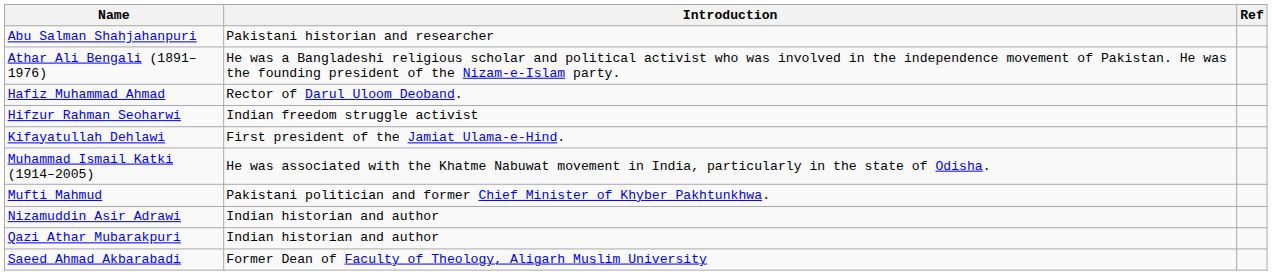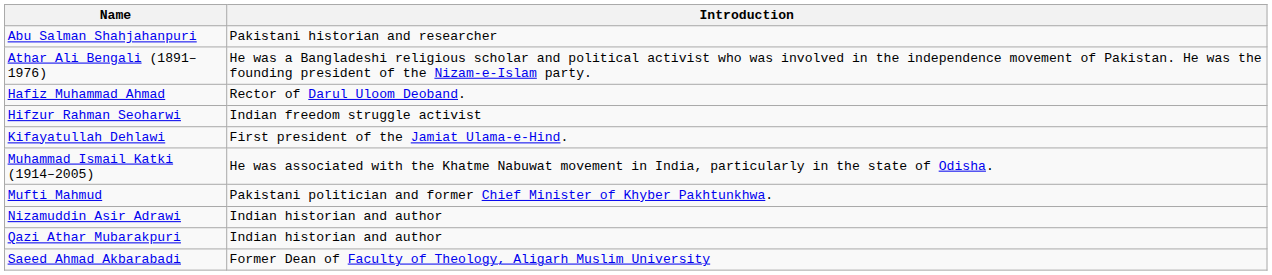- column: (1252, 15)
